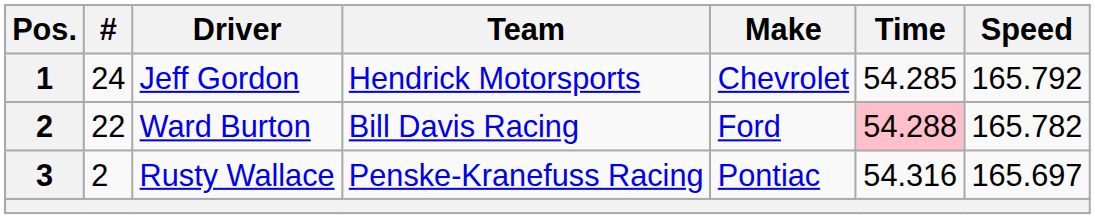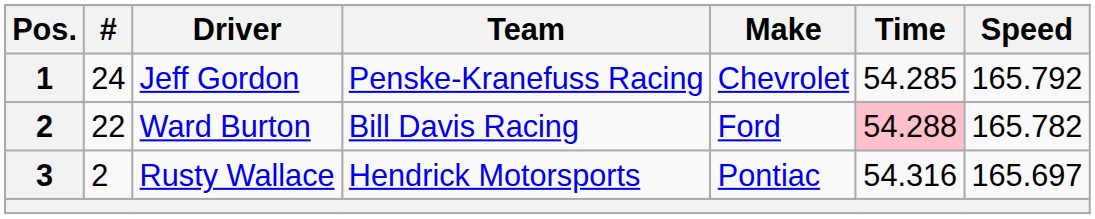(495, 78) Hendrick Motorsports -> (526, 78) Penske-Kranefuss Racing
(526, 175) Penske-Kranefuss Racing -> (495, 175) Hendrick Motorsports
